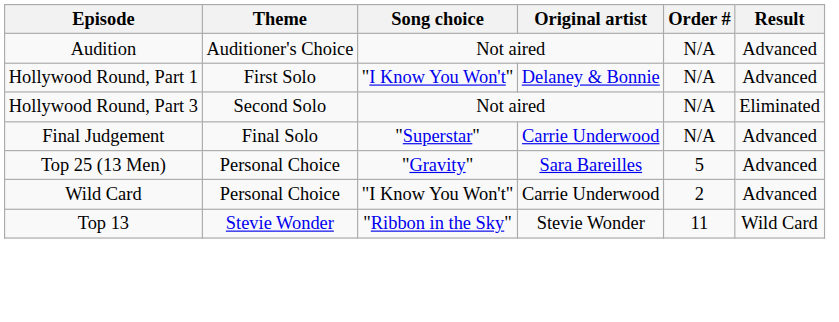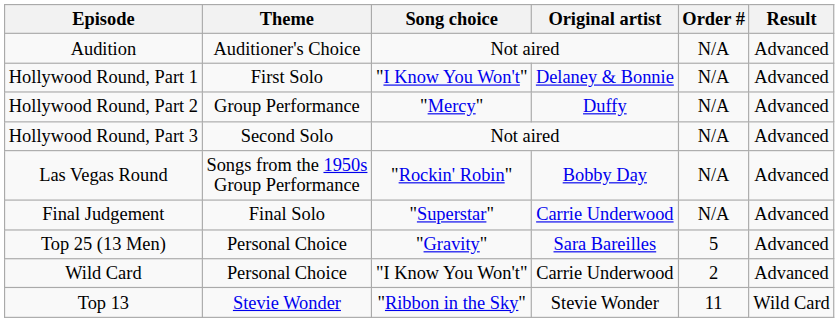+ row: (103, 106)
(780, 106) Eliminated -> (792, 135) Advanced
+ row: (103, 175)
